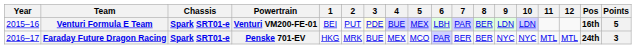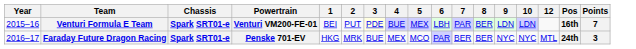- column: (549, 11)
(616, 24) 5 -> (595, 24) 7
